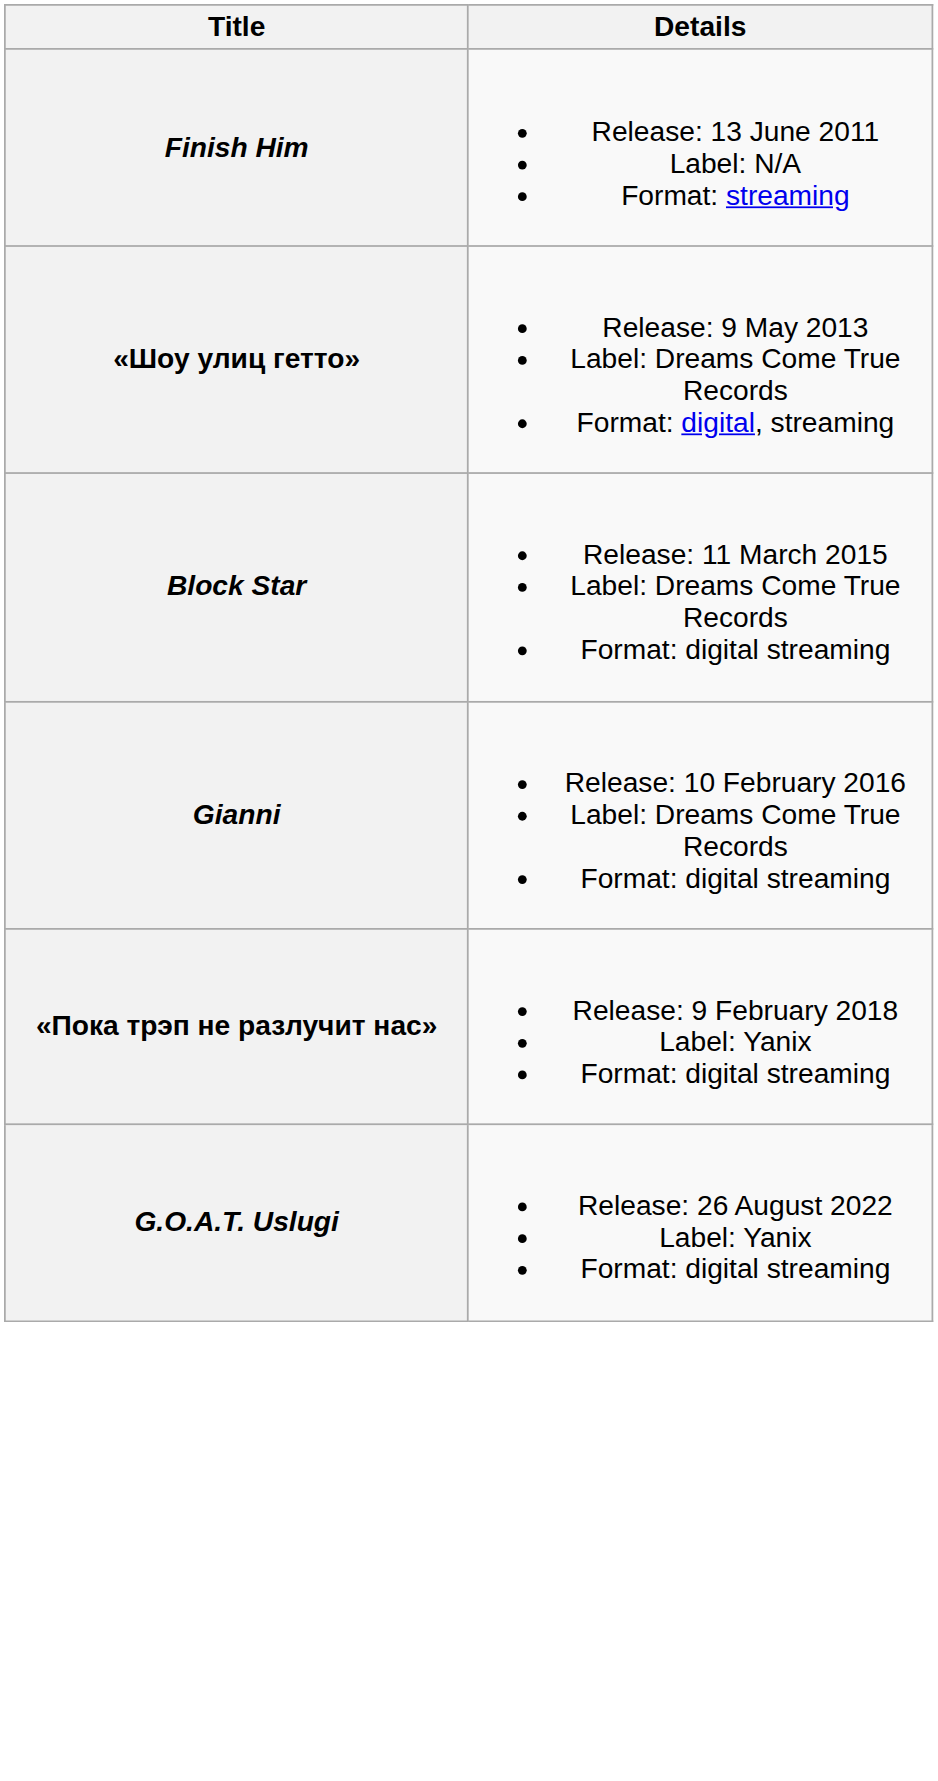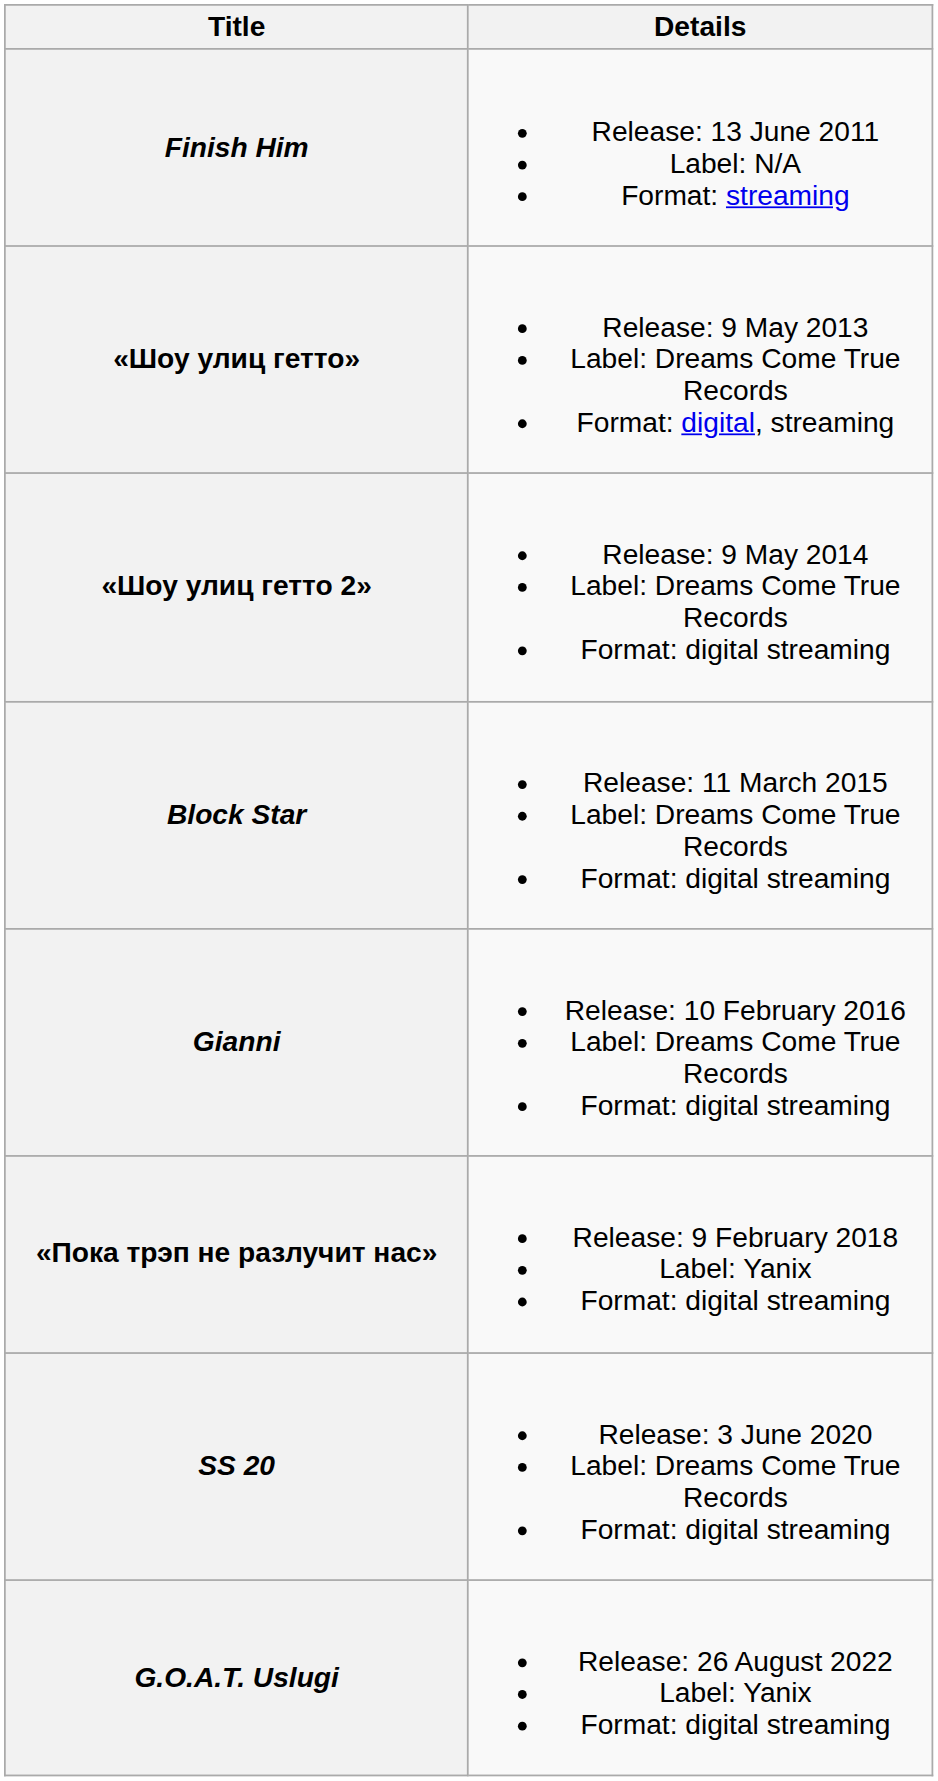+ row: (237, 586)
+ row: (237, 1465)
